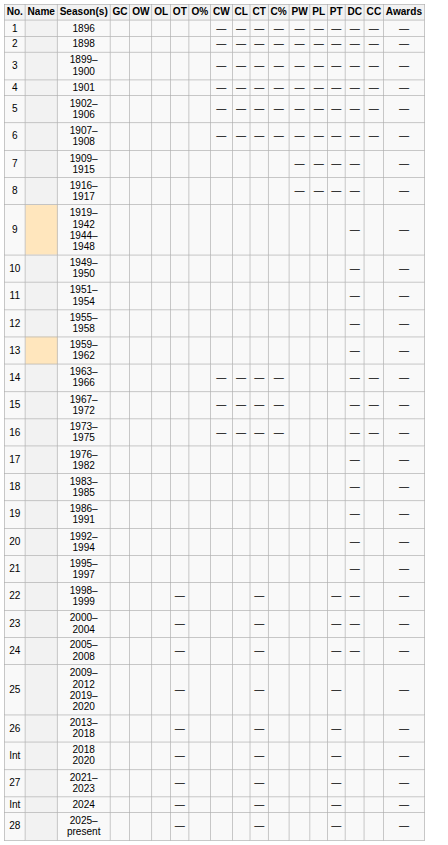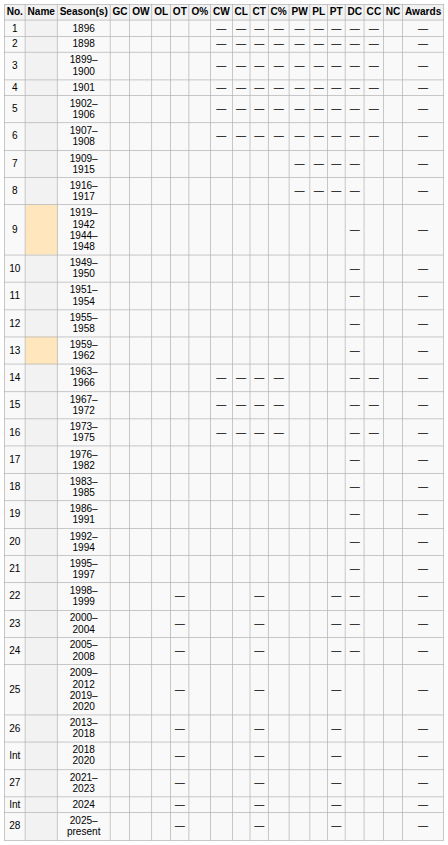+ column: (393, 12)
